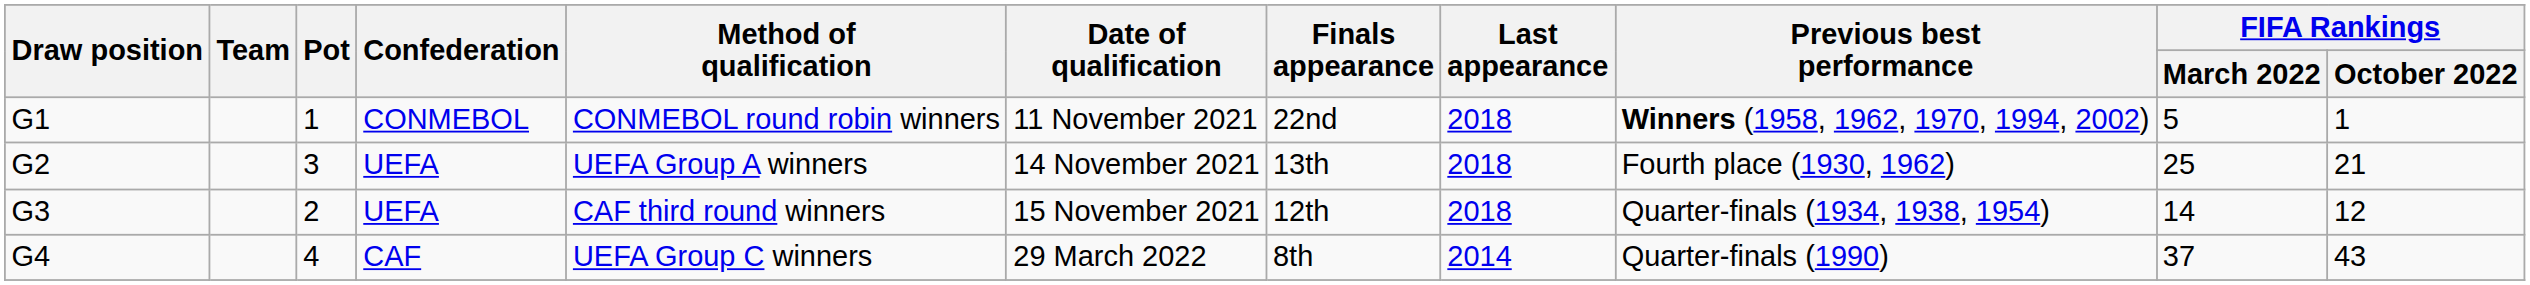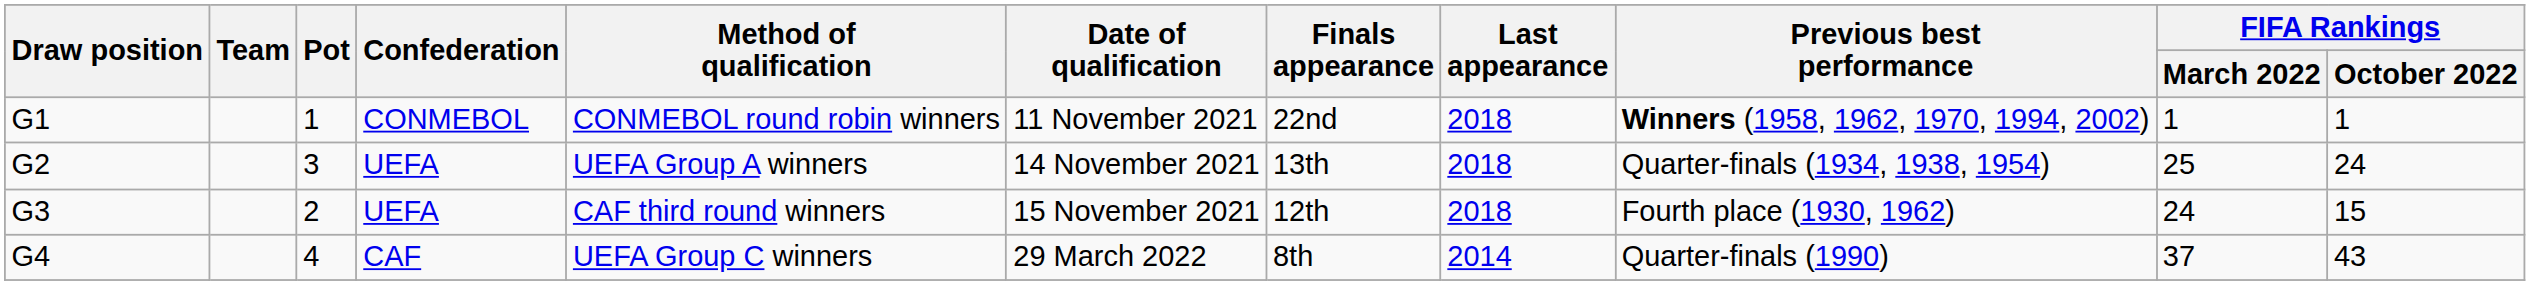(2171, 119) 5 -> (2171, 119) 1
(1788, 165) Fourth place (1930, 1962) -> (1836, 165) Quarter-finals (1934, 1938, 1954)
(2350, 165) 21 -> (2350, 165) 24
(1836, 211) Quarter-finals (1934, 1938, 1954) -> (1788, 211) Fourth place (1930, 1962)
(2179, 211) 14 -> (2179, 211) 24
(2350, 211) 12 -> (2350, 211) 15
